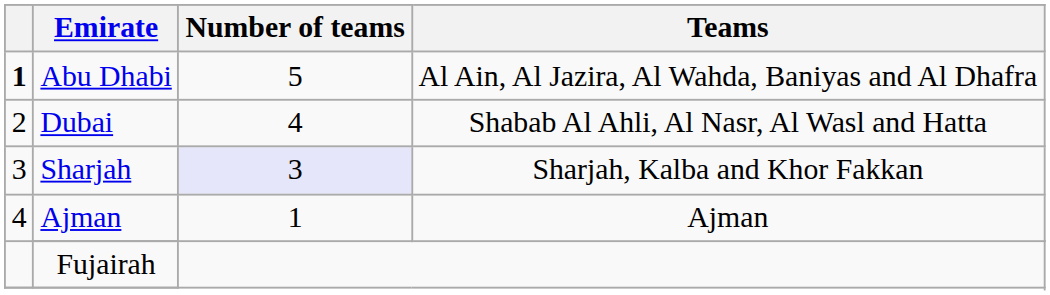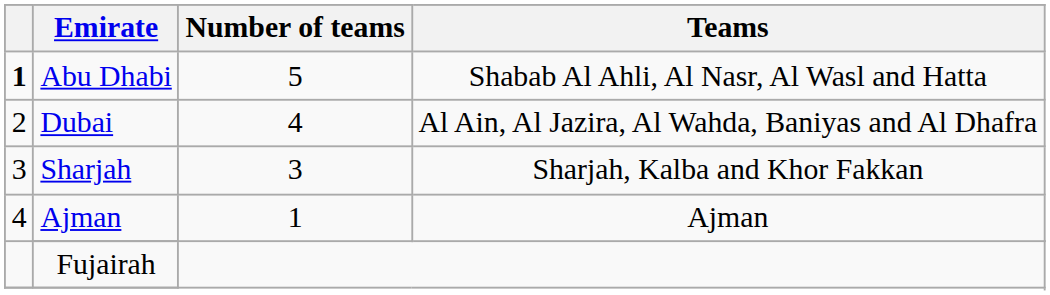(728, 75) Al Ain, Al Jazira, Al Wahda, Baniyas and Al Dhafra -> (728, 75) Shabab Al Ahli, Al Nasr, Al Wasl and Hatta
(728, 122) Shabab Al Ahli, Al Nasr, Al Wasl and Hatta -> (728, 122) Al Ain, Al Jazira, Al Wahda, Baniyas and Al Dhafra
(295, 169) lavender background -> (295, 169) no background
